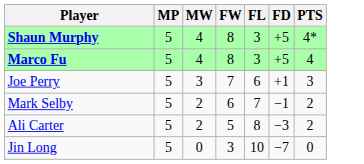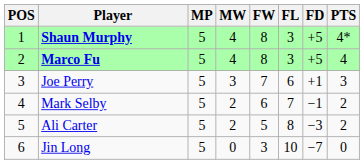+ column: (21, 15)
